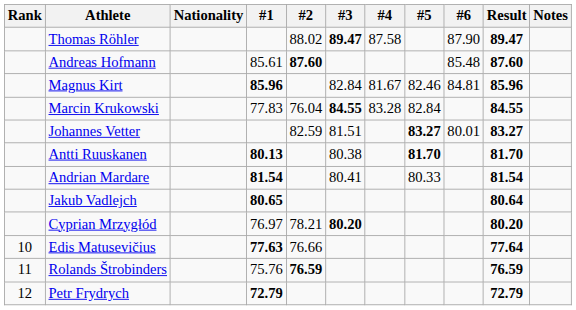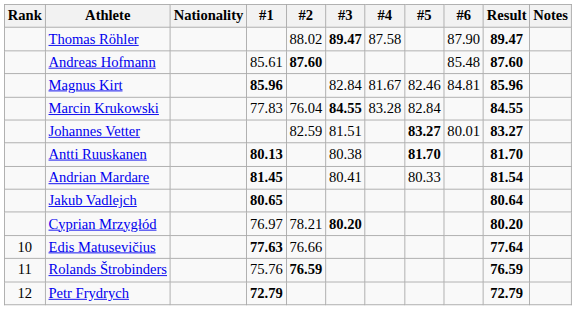(266, 177) 81.54 -> (266, 177) 81.45
